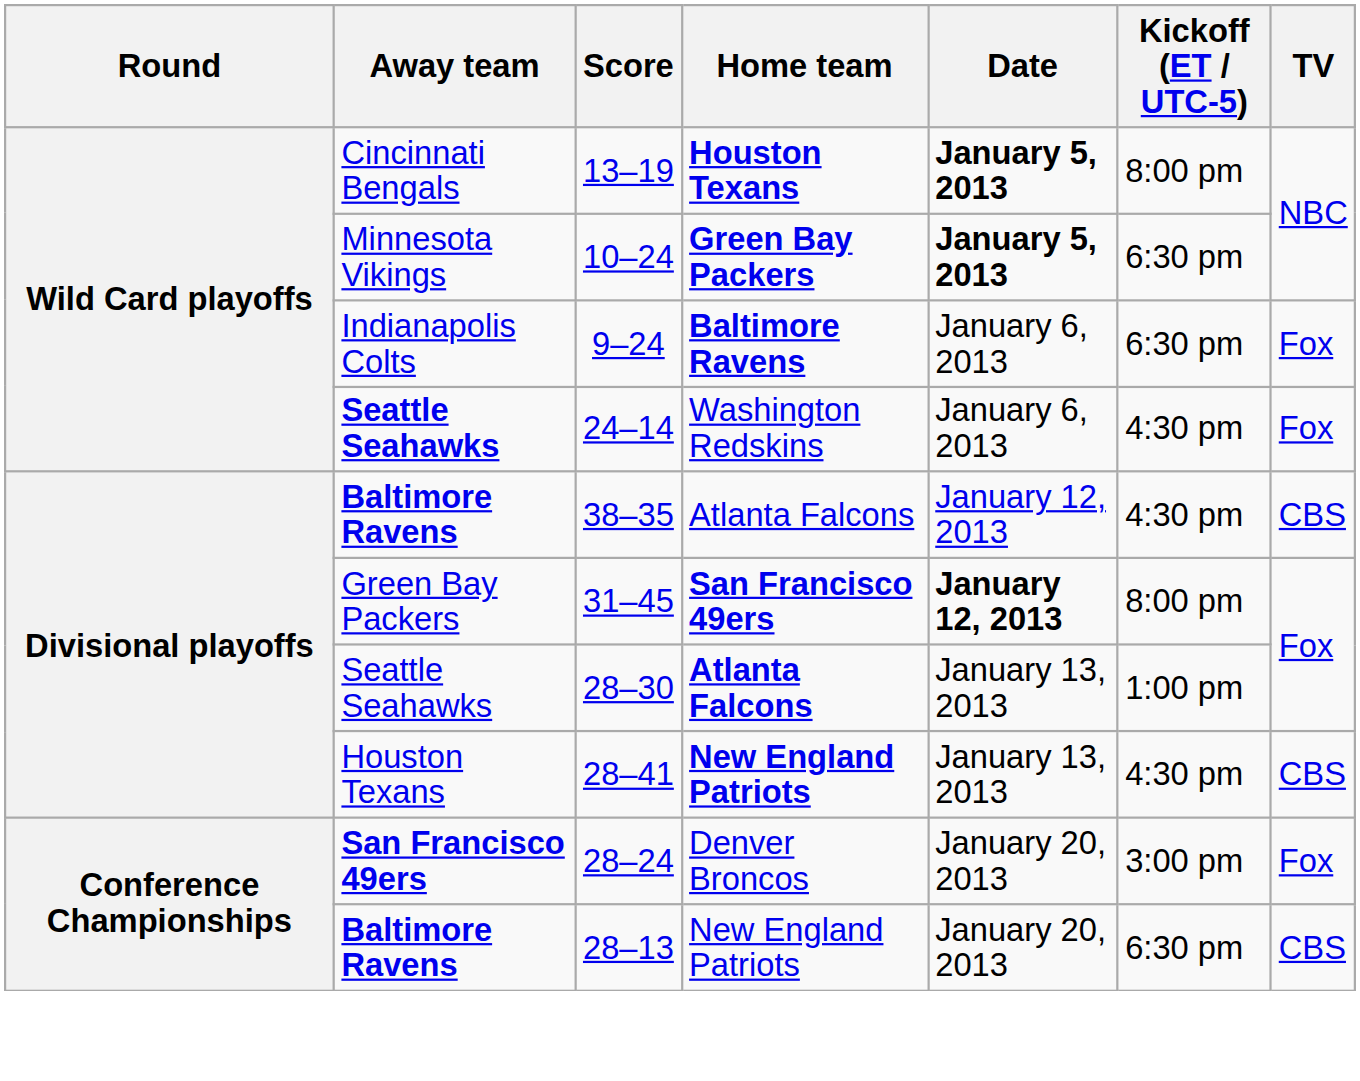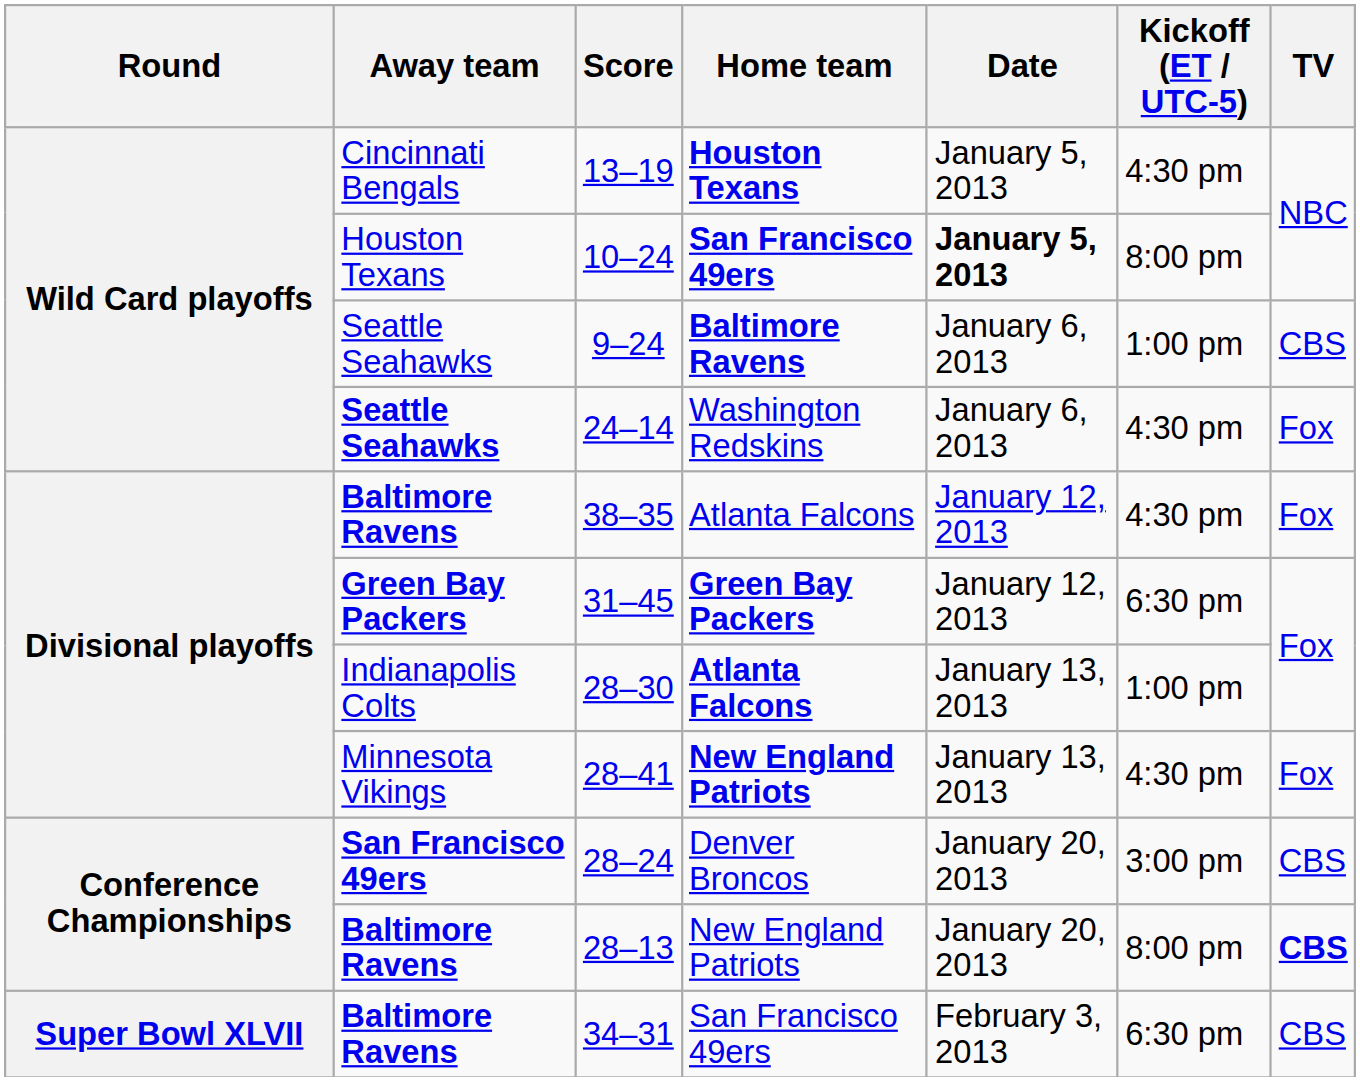(1016, 170) bold -> (1011, 170) normal
(1184, 170) 8:00 pm -> (1184, 170) 4:30 pm
(417, 256) Minnesota Vikings -> (402, 256) Houston Texans
(771, 256) Green Bay Packers -> (801, 256) San Francisco 49ers
(1184, 256) 6:30 pm -> (1184, 256) 8:00 pm
(429, 342) Indianapolis Colts -> (417, 342) Seattle Seahawks
(1184, 342) 6:30 pm -> (1184, 342) 1:00 pm
(1306, 342) Fox -> (1312, 342) CBS
(1312, 515) CBS -> (1306, 515) Fox
(420, 601) normal -> (423, 601) bold
(801, 601) San Francisco 49ers -> (771, 601) Green Bay Packers
(999, 601) bold -> (1020, 601) normal
(1184, 601) 8:00 pm -> (1184, 601) 6:30 pm
(417, 688) Seattle Seahawks -> (429, 688) Indianapolis Colts
(402, 774) Houston Texans -> (417, 774) Minnesota Vikings
(1312, 774) CBS -> (1306, 774) Fox
(1306, 860) Fox -> (1312, 860) CBS
(1184, 947) 6:30 pm -> (1184, 947) 8:00 pm
(1312, 947) normal -> (1313, 947) bold
+ row: (628, 1033)
